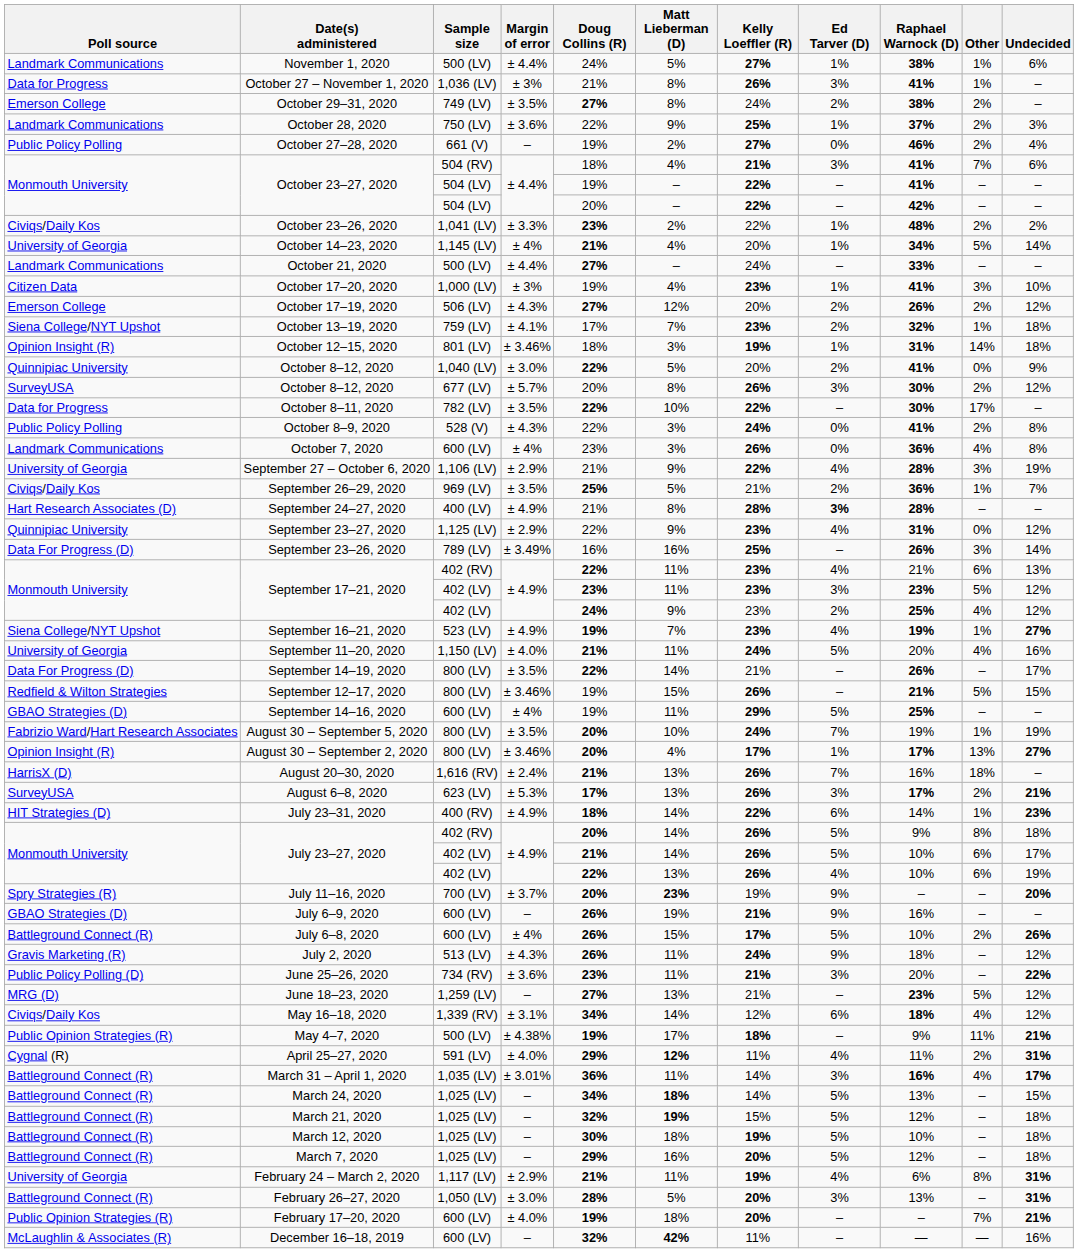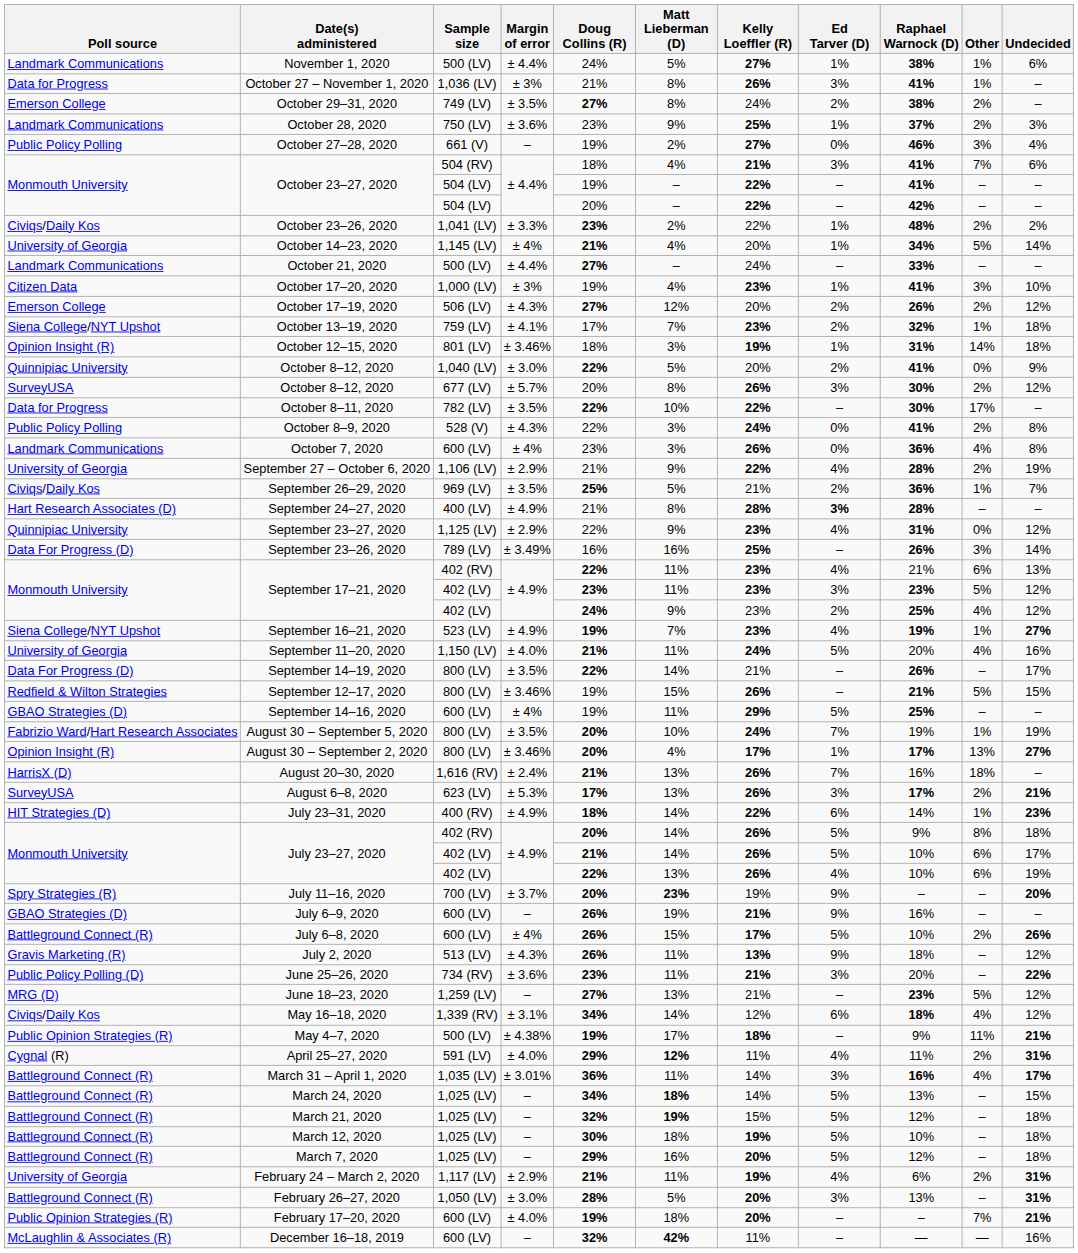(595, 124) 22% -> (595, 124) 23%
(982, 145) 2% -> (982, 145) 3%
(982, 469) 3% -> (982, 469) 2%
(758, 955) 24% -> (758, 955) 13%
(982, 1177) 8% -> (982, 1177) 2%
